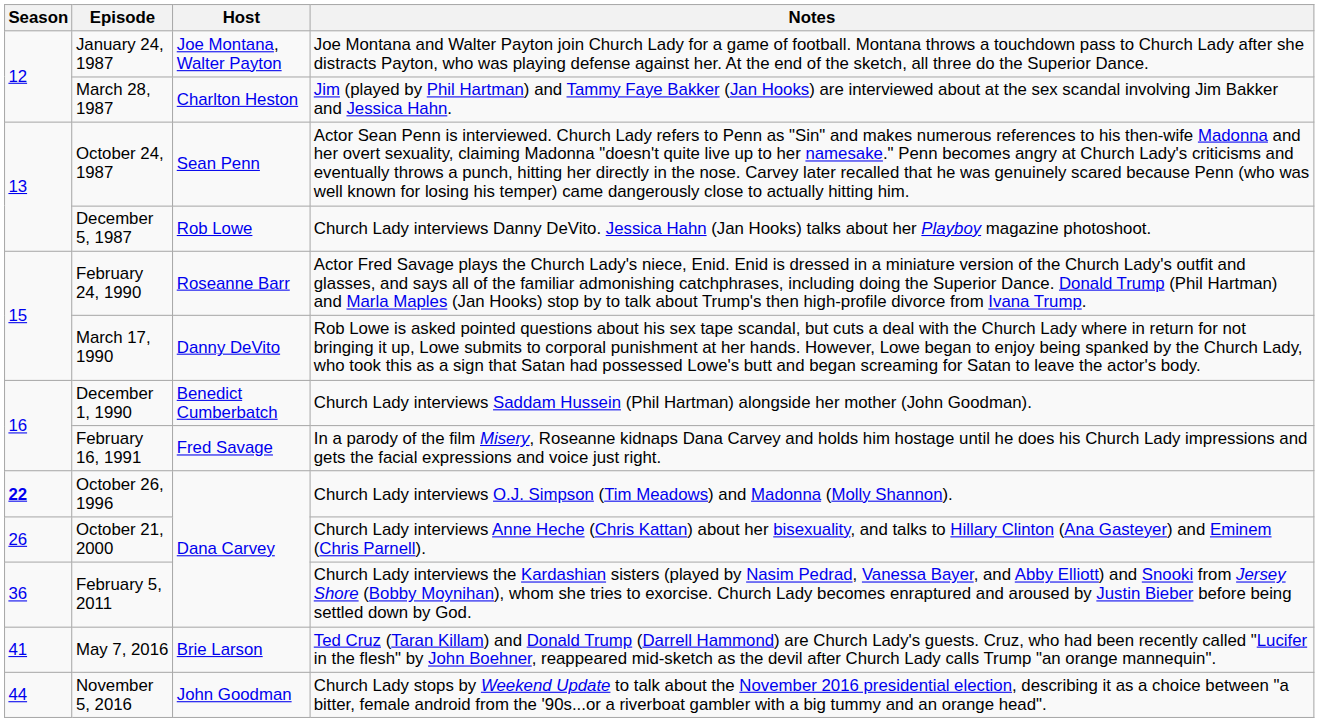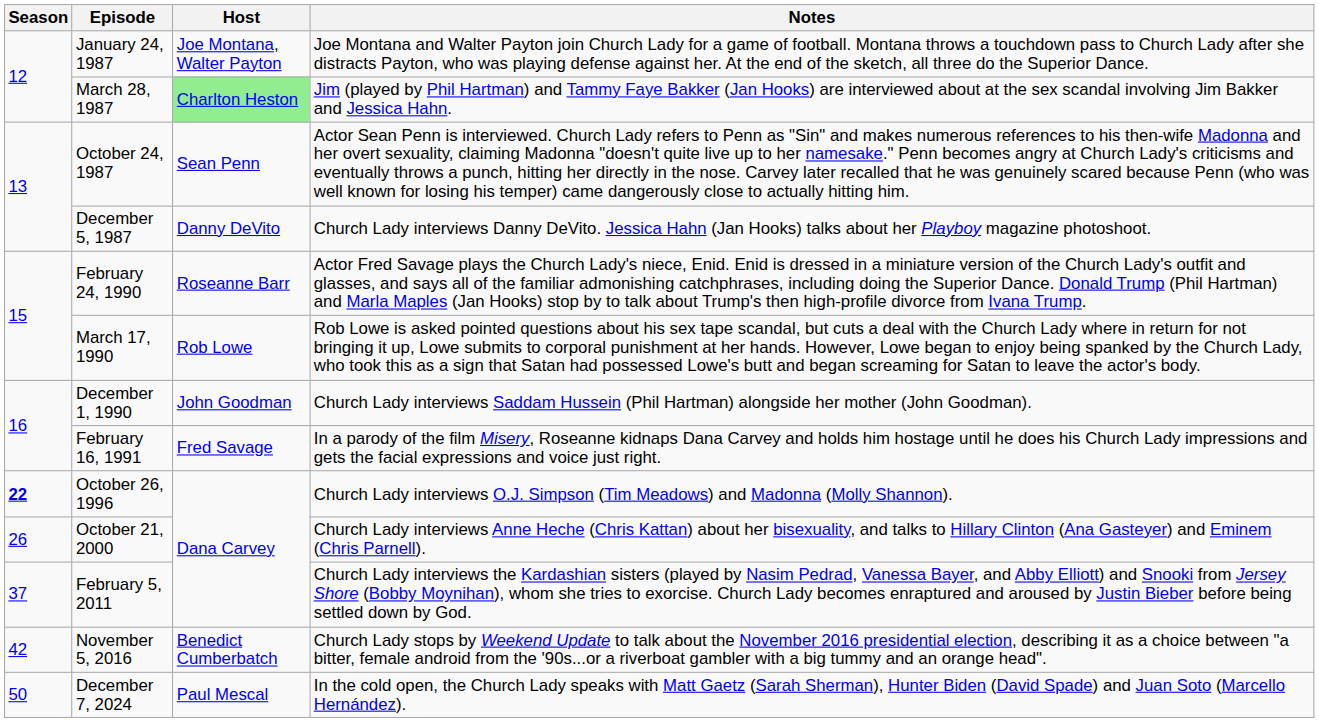(237, 99) no background -> (237, 99) lightgreen background
(215, 228) Rob Lowe -> (228, 228) Danny DeVito
(228, 347) Danny DeVito -> (215, 347) Rob Lowe
(227, 402) Benedict Cumberbatch -> (234, 402) John Goodman
(18, 594) 36 -> (18, 594) 37
- row: (122, 649)
(18, 694) 44 -> (18, 649) 42
(234, 694) John Goodman -> (227, 649) Benedict Cumberbatch
+ row: (115, 694)
